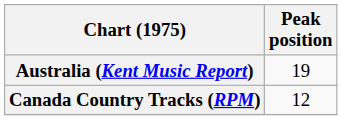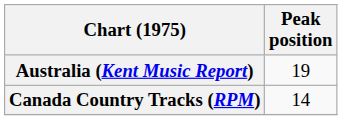(301, 99) 12 -> (301, 99) 14
